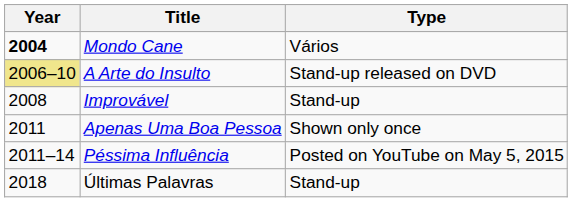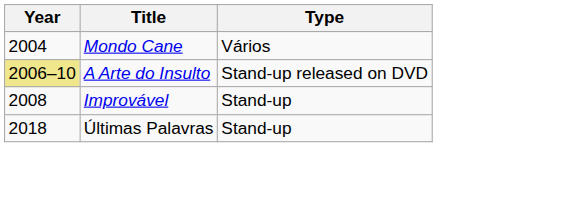(28, 45) bold -> (28, 45) normal
- row: (183, 127)
- row: (156, 155)
